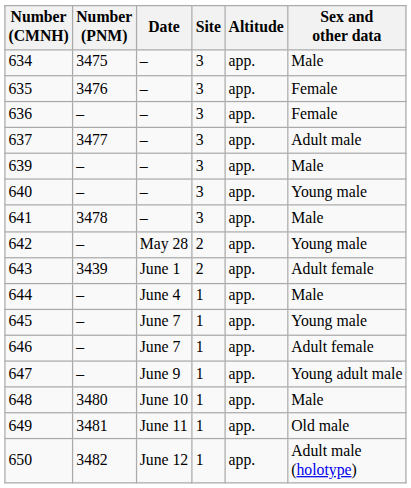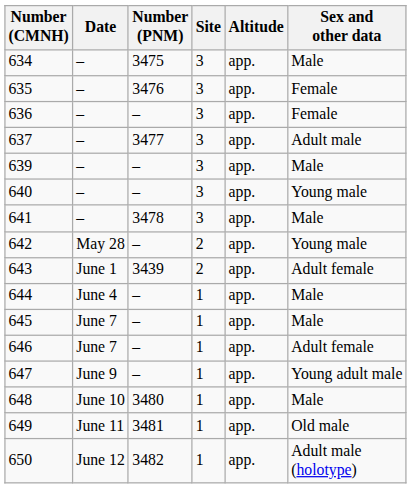columns swapped: (104, 27) <-> (164, 27)
(329, 322) Young male -> (307, 322) Male
